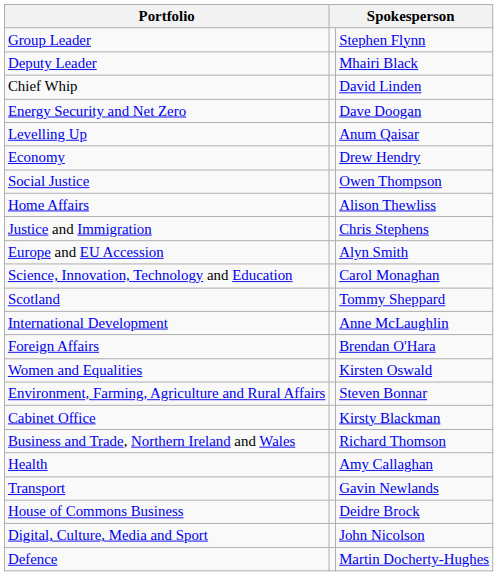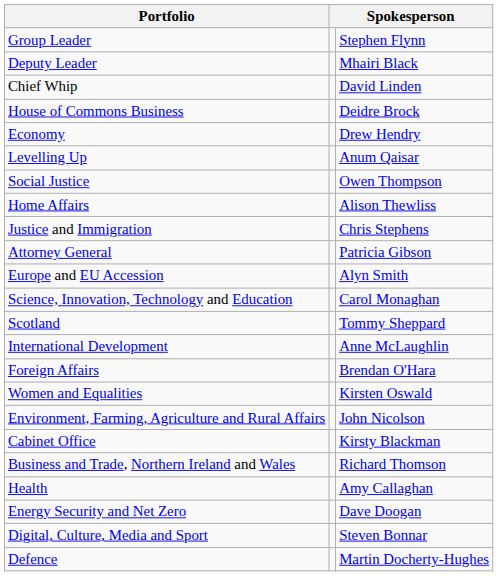rows swapped: (96, 511) <-> (97, 110)
rows swapped: (36, 157) <-> (47, 134)
+ row: (60, 252)
(383, 393) Steven Bonnar -> (382, 417) John Nicolson
- row: (37, 488)
(382, 535) John Nicolson -> (383, 535) Steven Bonnar
